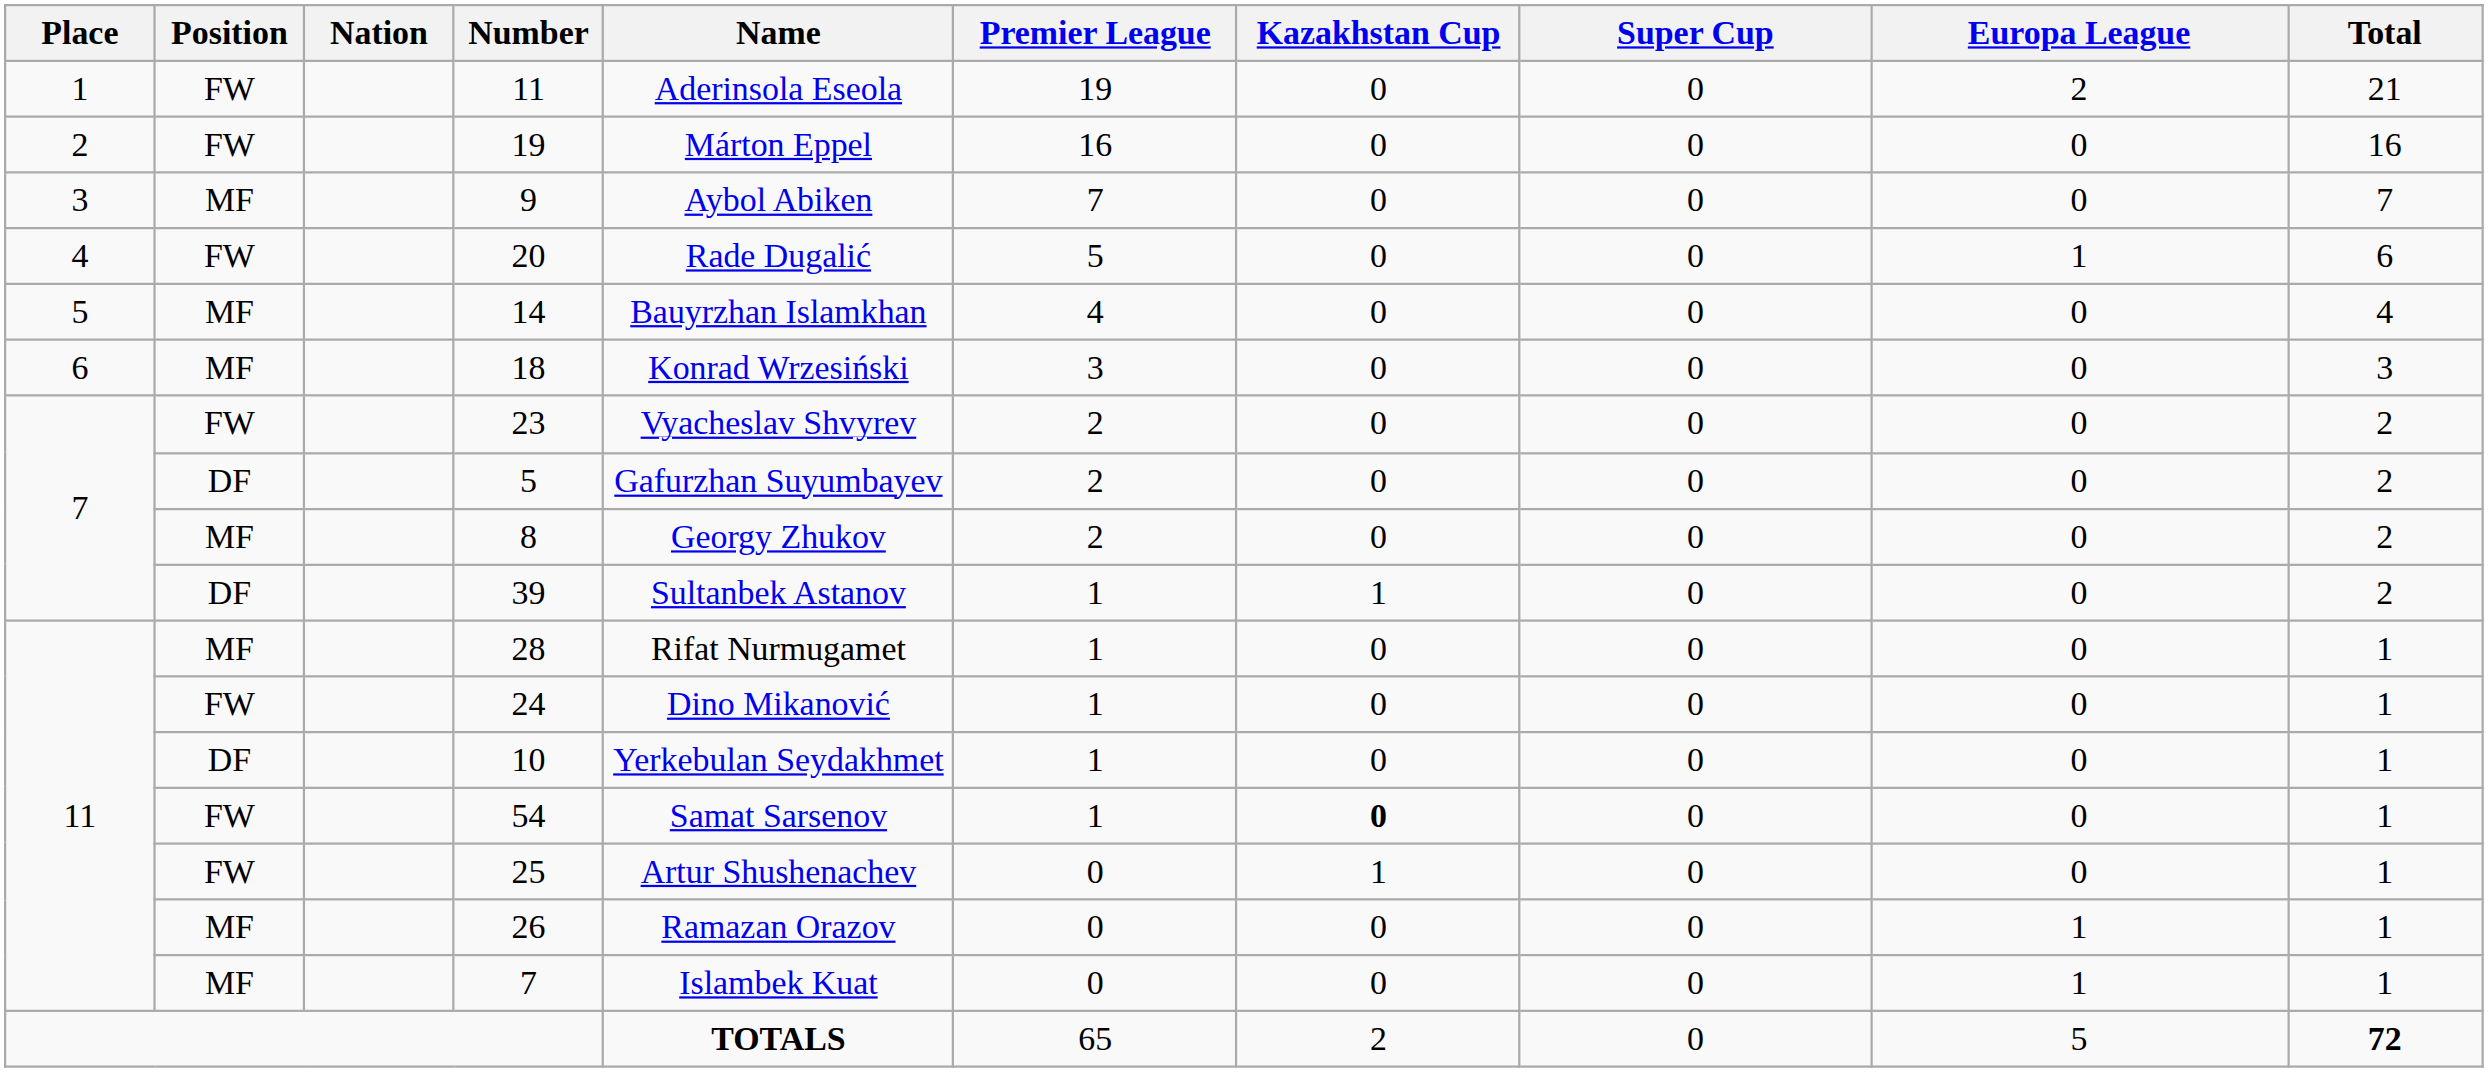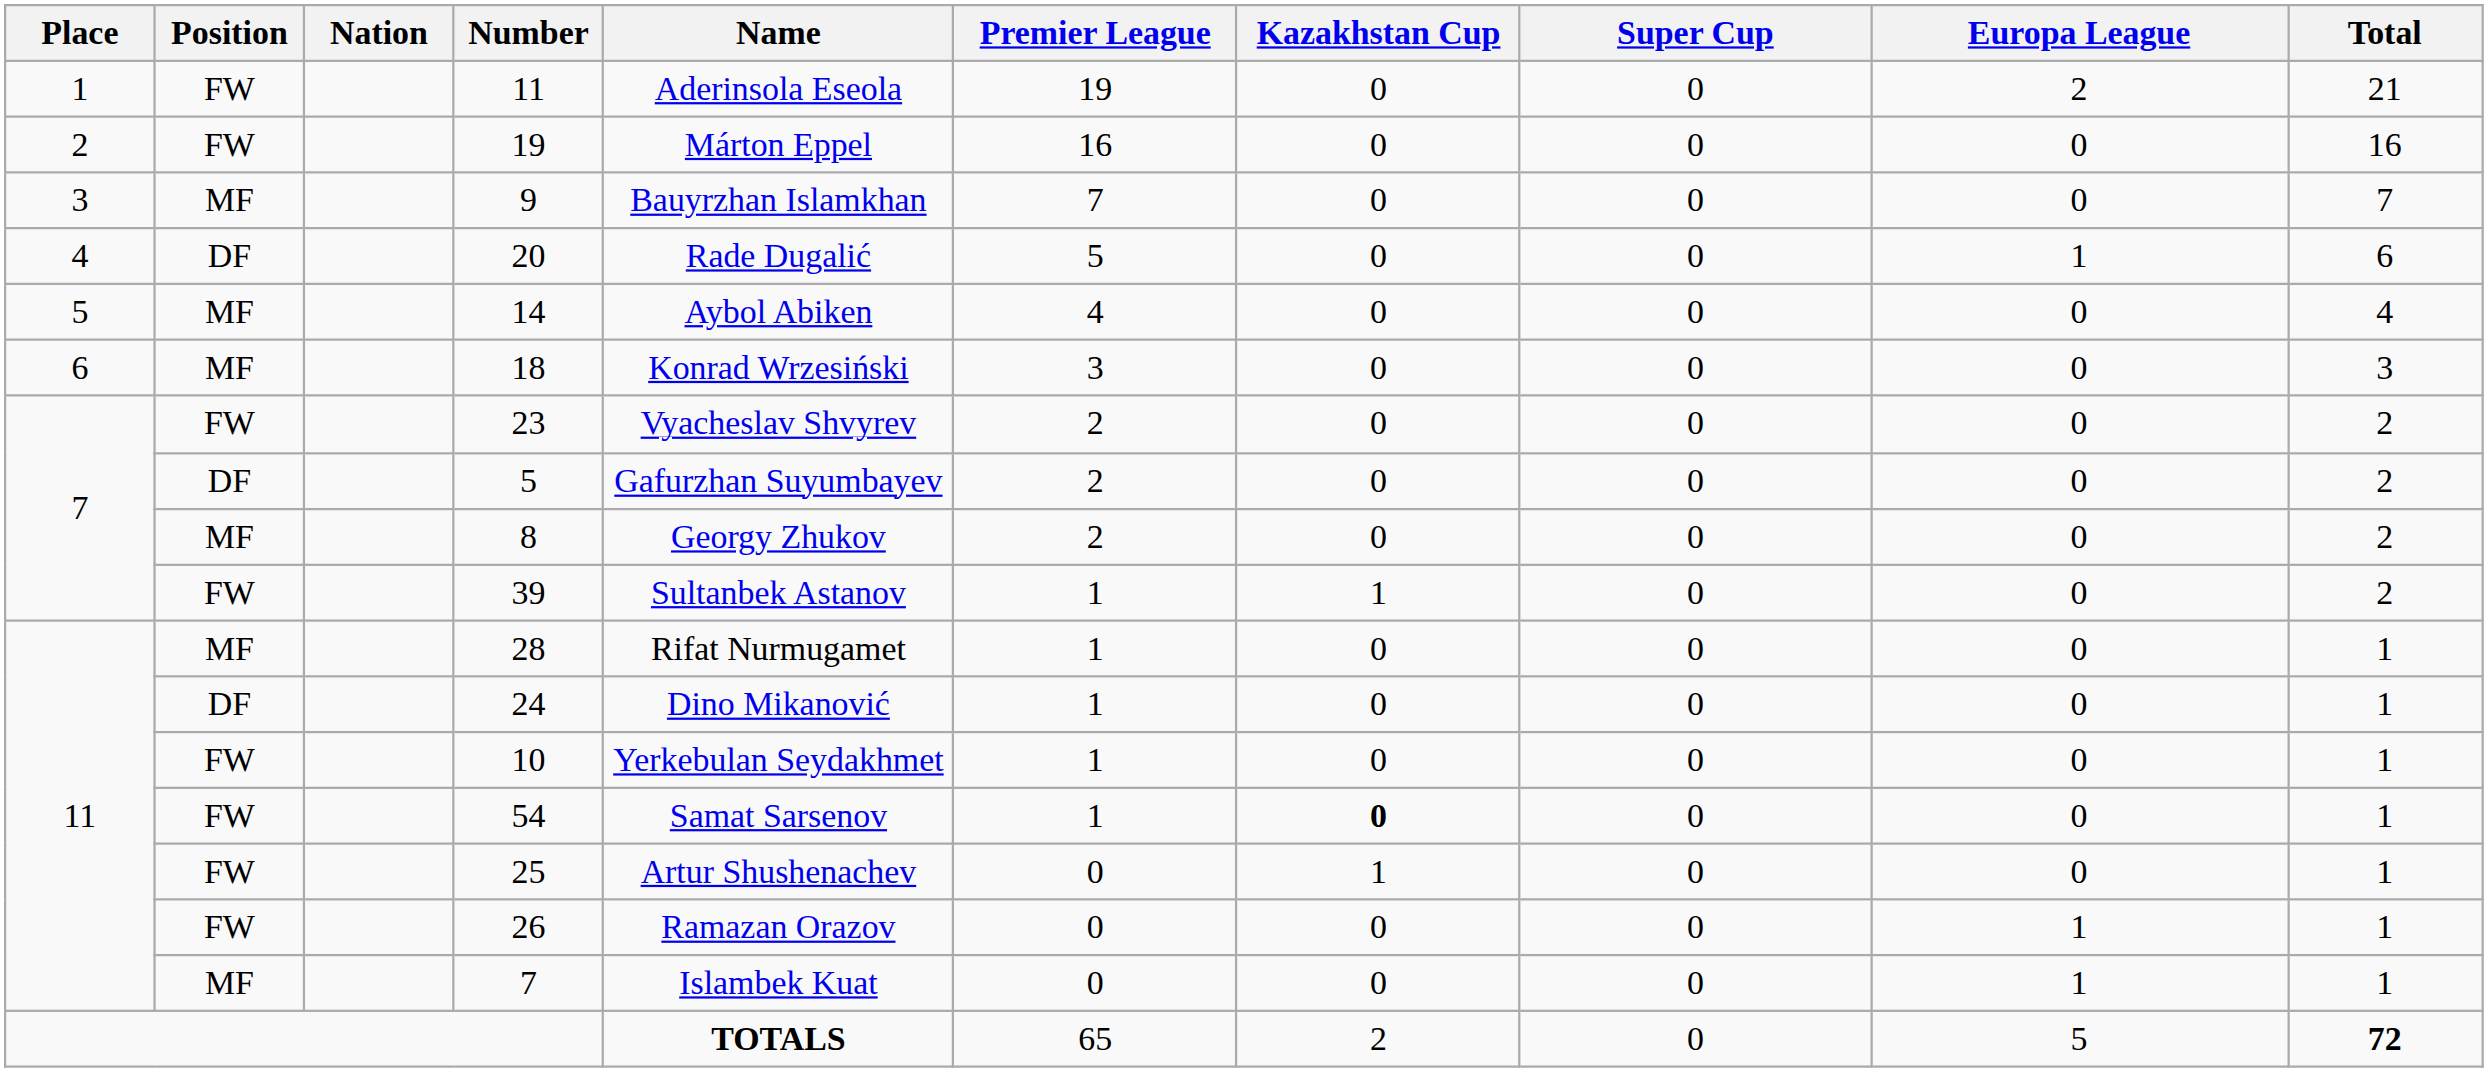(778, 200) Aybol Abiken -> (778, 200) Bauyrzhan Islamkhan
(229, 256) FW -> (229, 256) DF
(778, 312) Bauyrzhan Islamkhan -> (778, 312) Aybol Abiken
(229, 591) DF -> (229, 591) FW
(229, 703) FW -> (229, 703) DF
(229, 759) DF -> (229, 759) FW
(229, 926) MF -> (229, 926) FW
